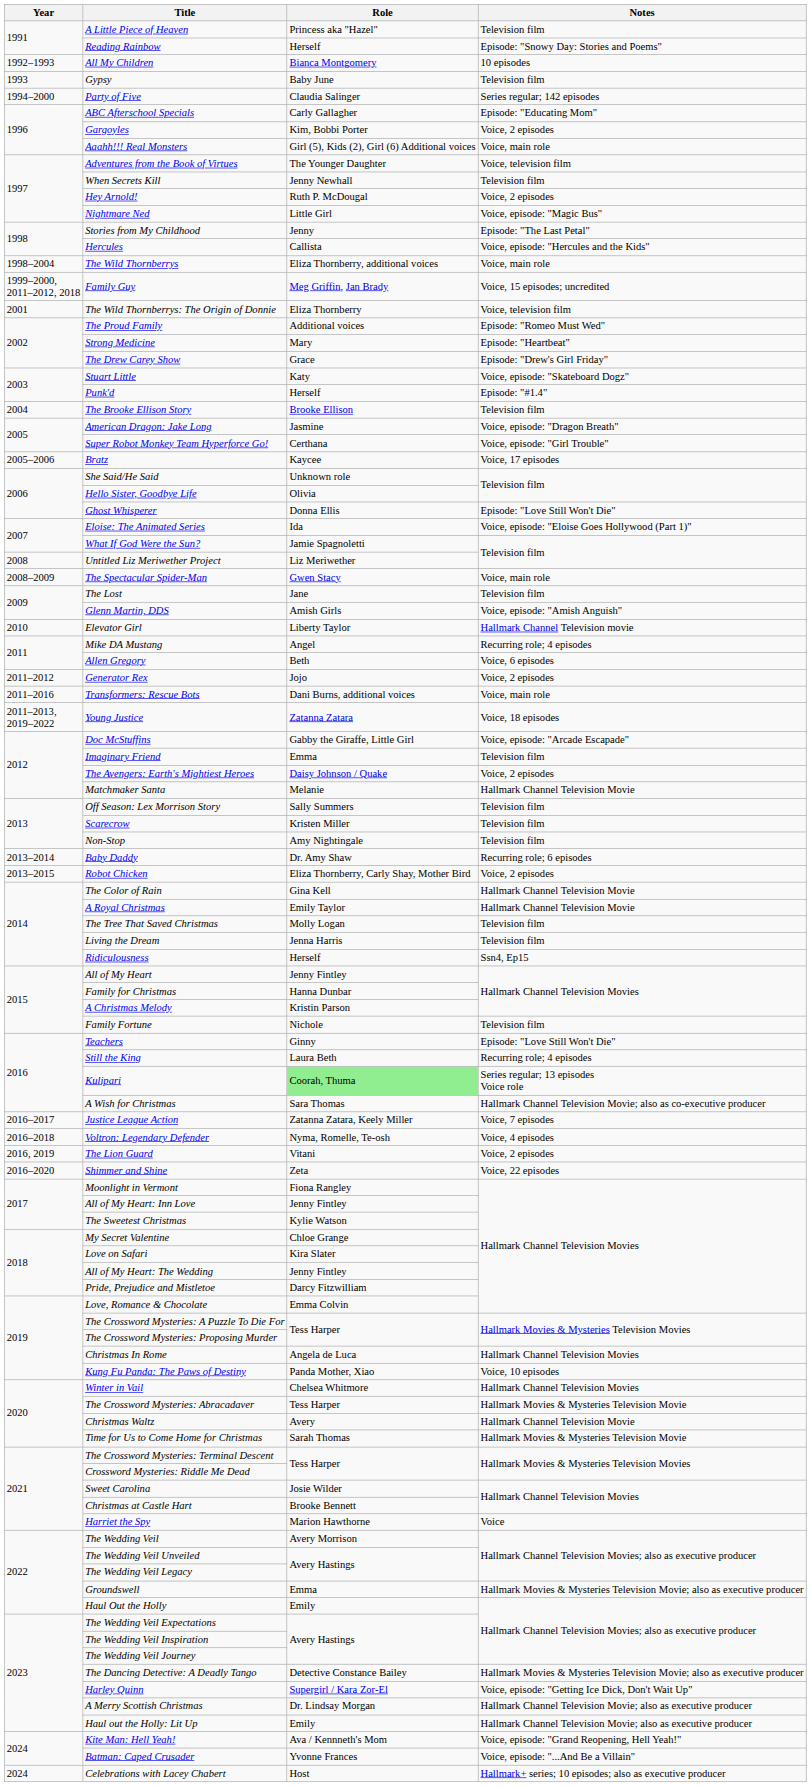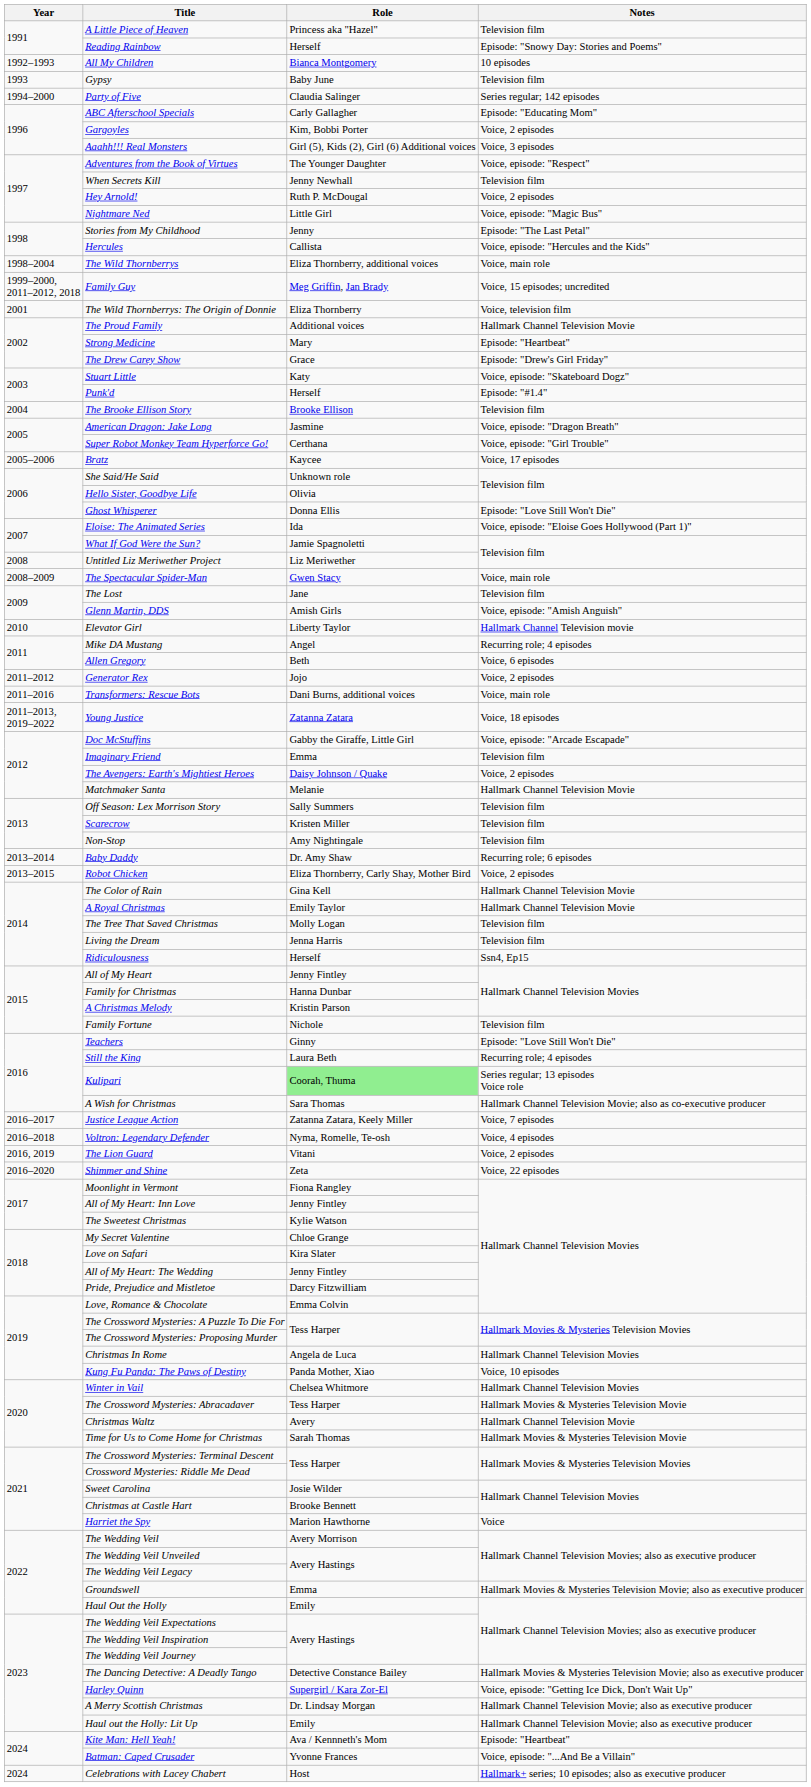(515, 146) Voice, main role -> (517, 146) Voice, 3 episodes
(526, 163) Voice, television film -> (535, 163) Voice, episode: "Respect"
(543, 326) Episode: "Romeo Must Wed" -> (558, 326) Hallmark Channel Television Movie
(581, 1740) Voice, episode: "Grand Reopening, Hell Yeah!" -> (525, 1740) Episode: "Heartbeat"
